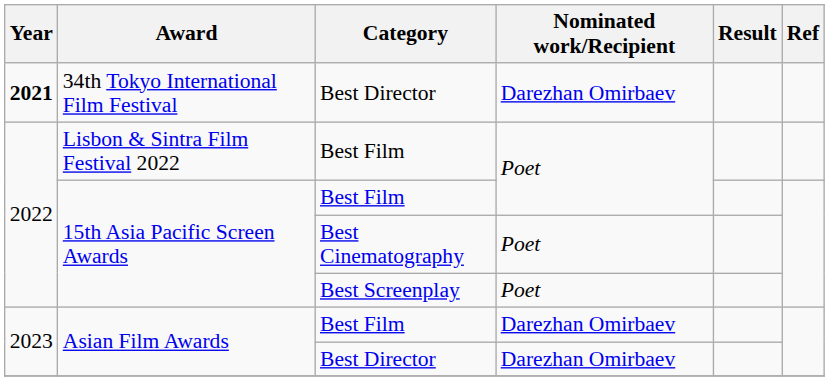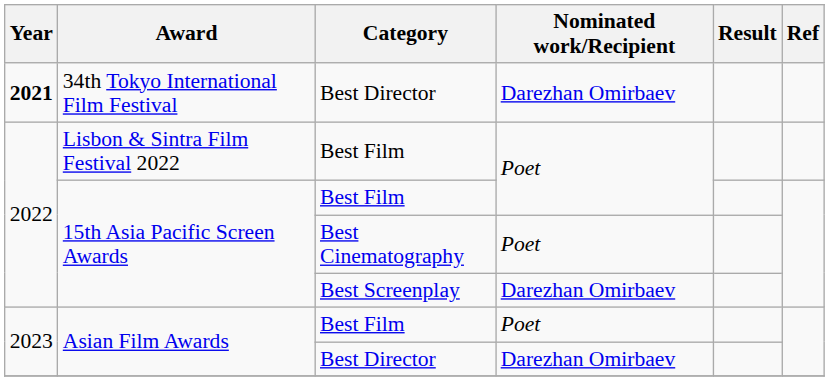(521, 290) Poet -> (588, 290) Darezhan Omirbaev
(588, 324) Darezhan Omirbaev -> (521, 324) Poet
